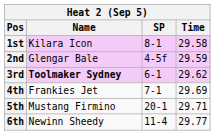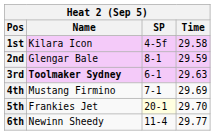(153, 44) 8-1 -> (156, 44) 4-5f
(156, 59) 4-5f -> (153, 59) 8-1
(193, 75) 29.62 -> (193, 75) 29.63
(63, 91) Frankies Jet -> (72, 91) Mustang Firmino
(72, 106) Mustang Firmino -> (63, 106) Frankies Jet
(156, 106) no background -> (156, 106) lightyellow background
(193, 106) 29.71 -> (193, 106) 29.70
